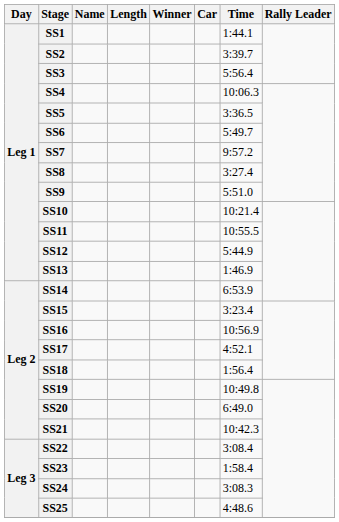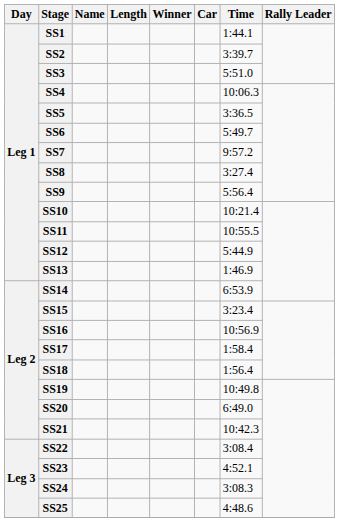(238, 73) 5:56.4 -> (238, 73) 5:51.0
(238, 191) 5:51.0 -> (238, 191) 5:56.4
(238, 349) 4:52.1 -> (238, 349) 1:58.4
(238, 468) 1:58.4 -> (238, 468) 4:52.1
